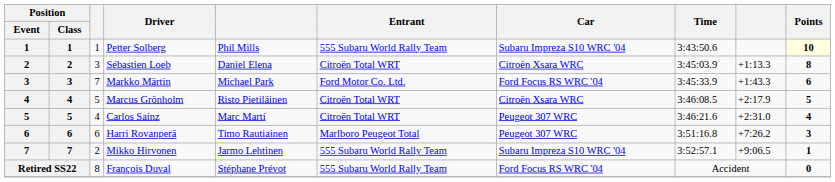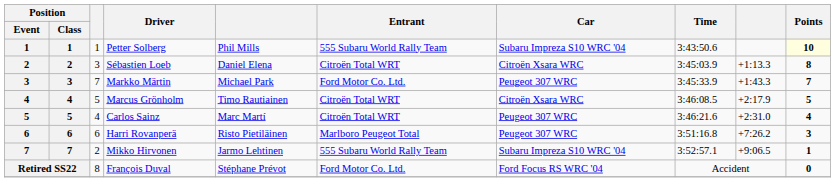(551, 81) Ford Focus RS WRC '04 -> (538, 81) Peugeot 307 WRC
(809, 81) 6 -> (809, 81) 7
(252, 99) Risto Pietiläinen -> (253, 99) Timo Rautiainen
(253, 133) Timo Rautiainen -> (252, 133) Risto Pietiläinen
(383, 168) 555 Subaru World Rally Team -> (363, 168) Ford Motor Co. Ltd.
